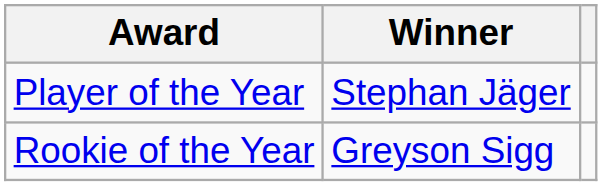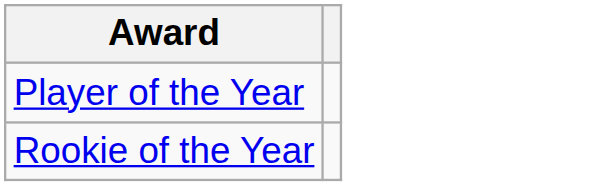- column: (451, 33)
